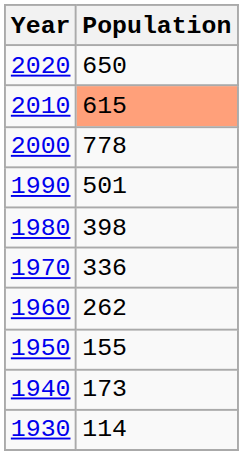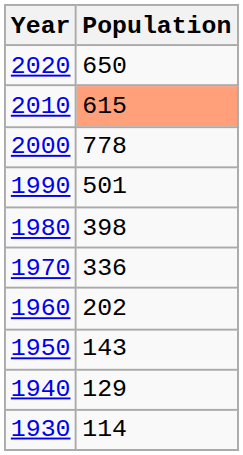(105, 308) 262 -> (105, 308) 202
(105, 349) 155 -> (105, 349) 143
(105, 389) 173 -> (105, 389) 129
